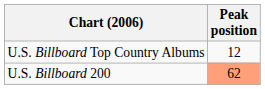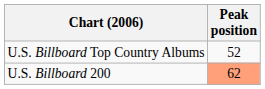(234, 52) 12 -> (234, 52) 52
